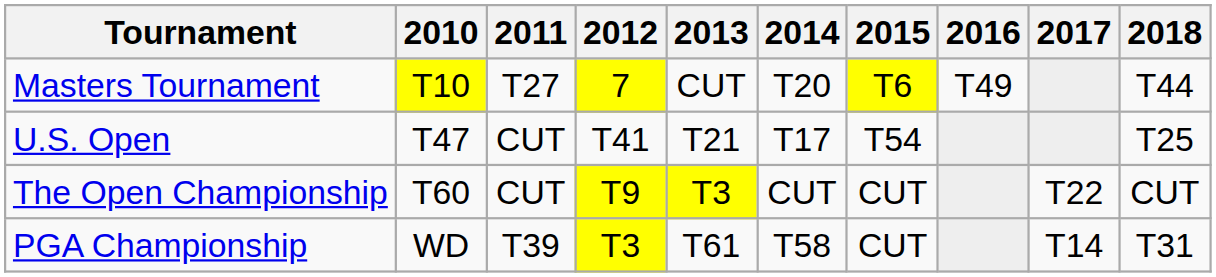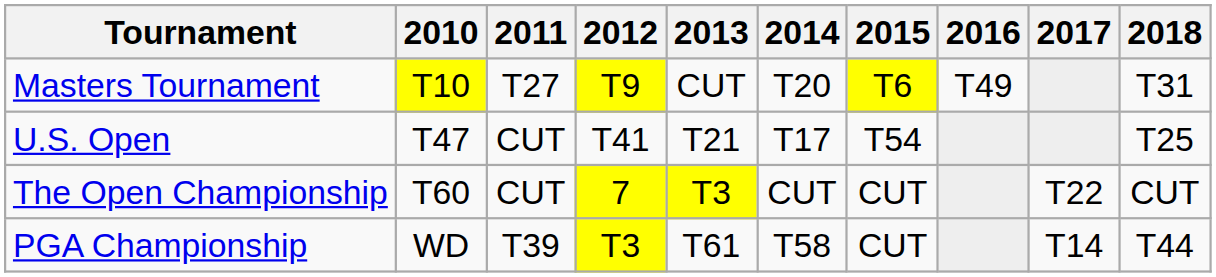(621, 85) 7 -> (621, 85) T9
(1165, 85) T44 -> (1165, 85) T31
(621, 192) T9 -> (621, 192) 7
(1165, 246) T31 -> (1165, 246) T44
